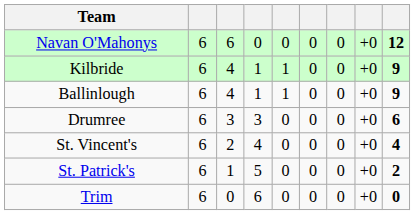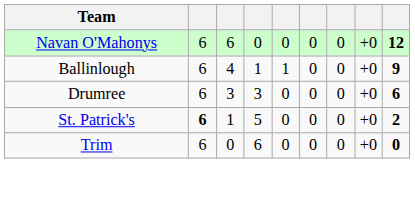- row: (97, 68)
- row: (97, 145)
(203, 171) normal -> (203, 119) bold
